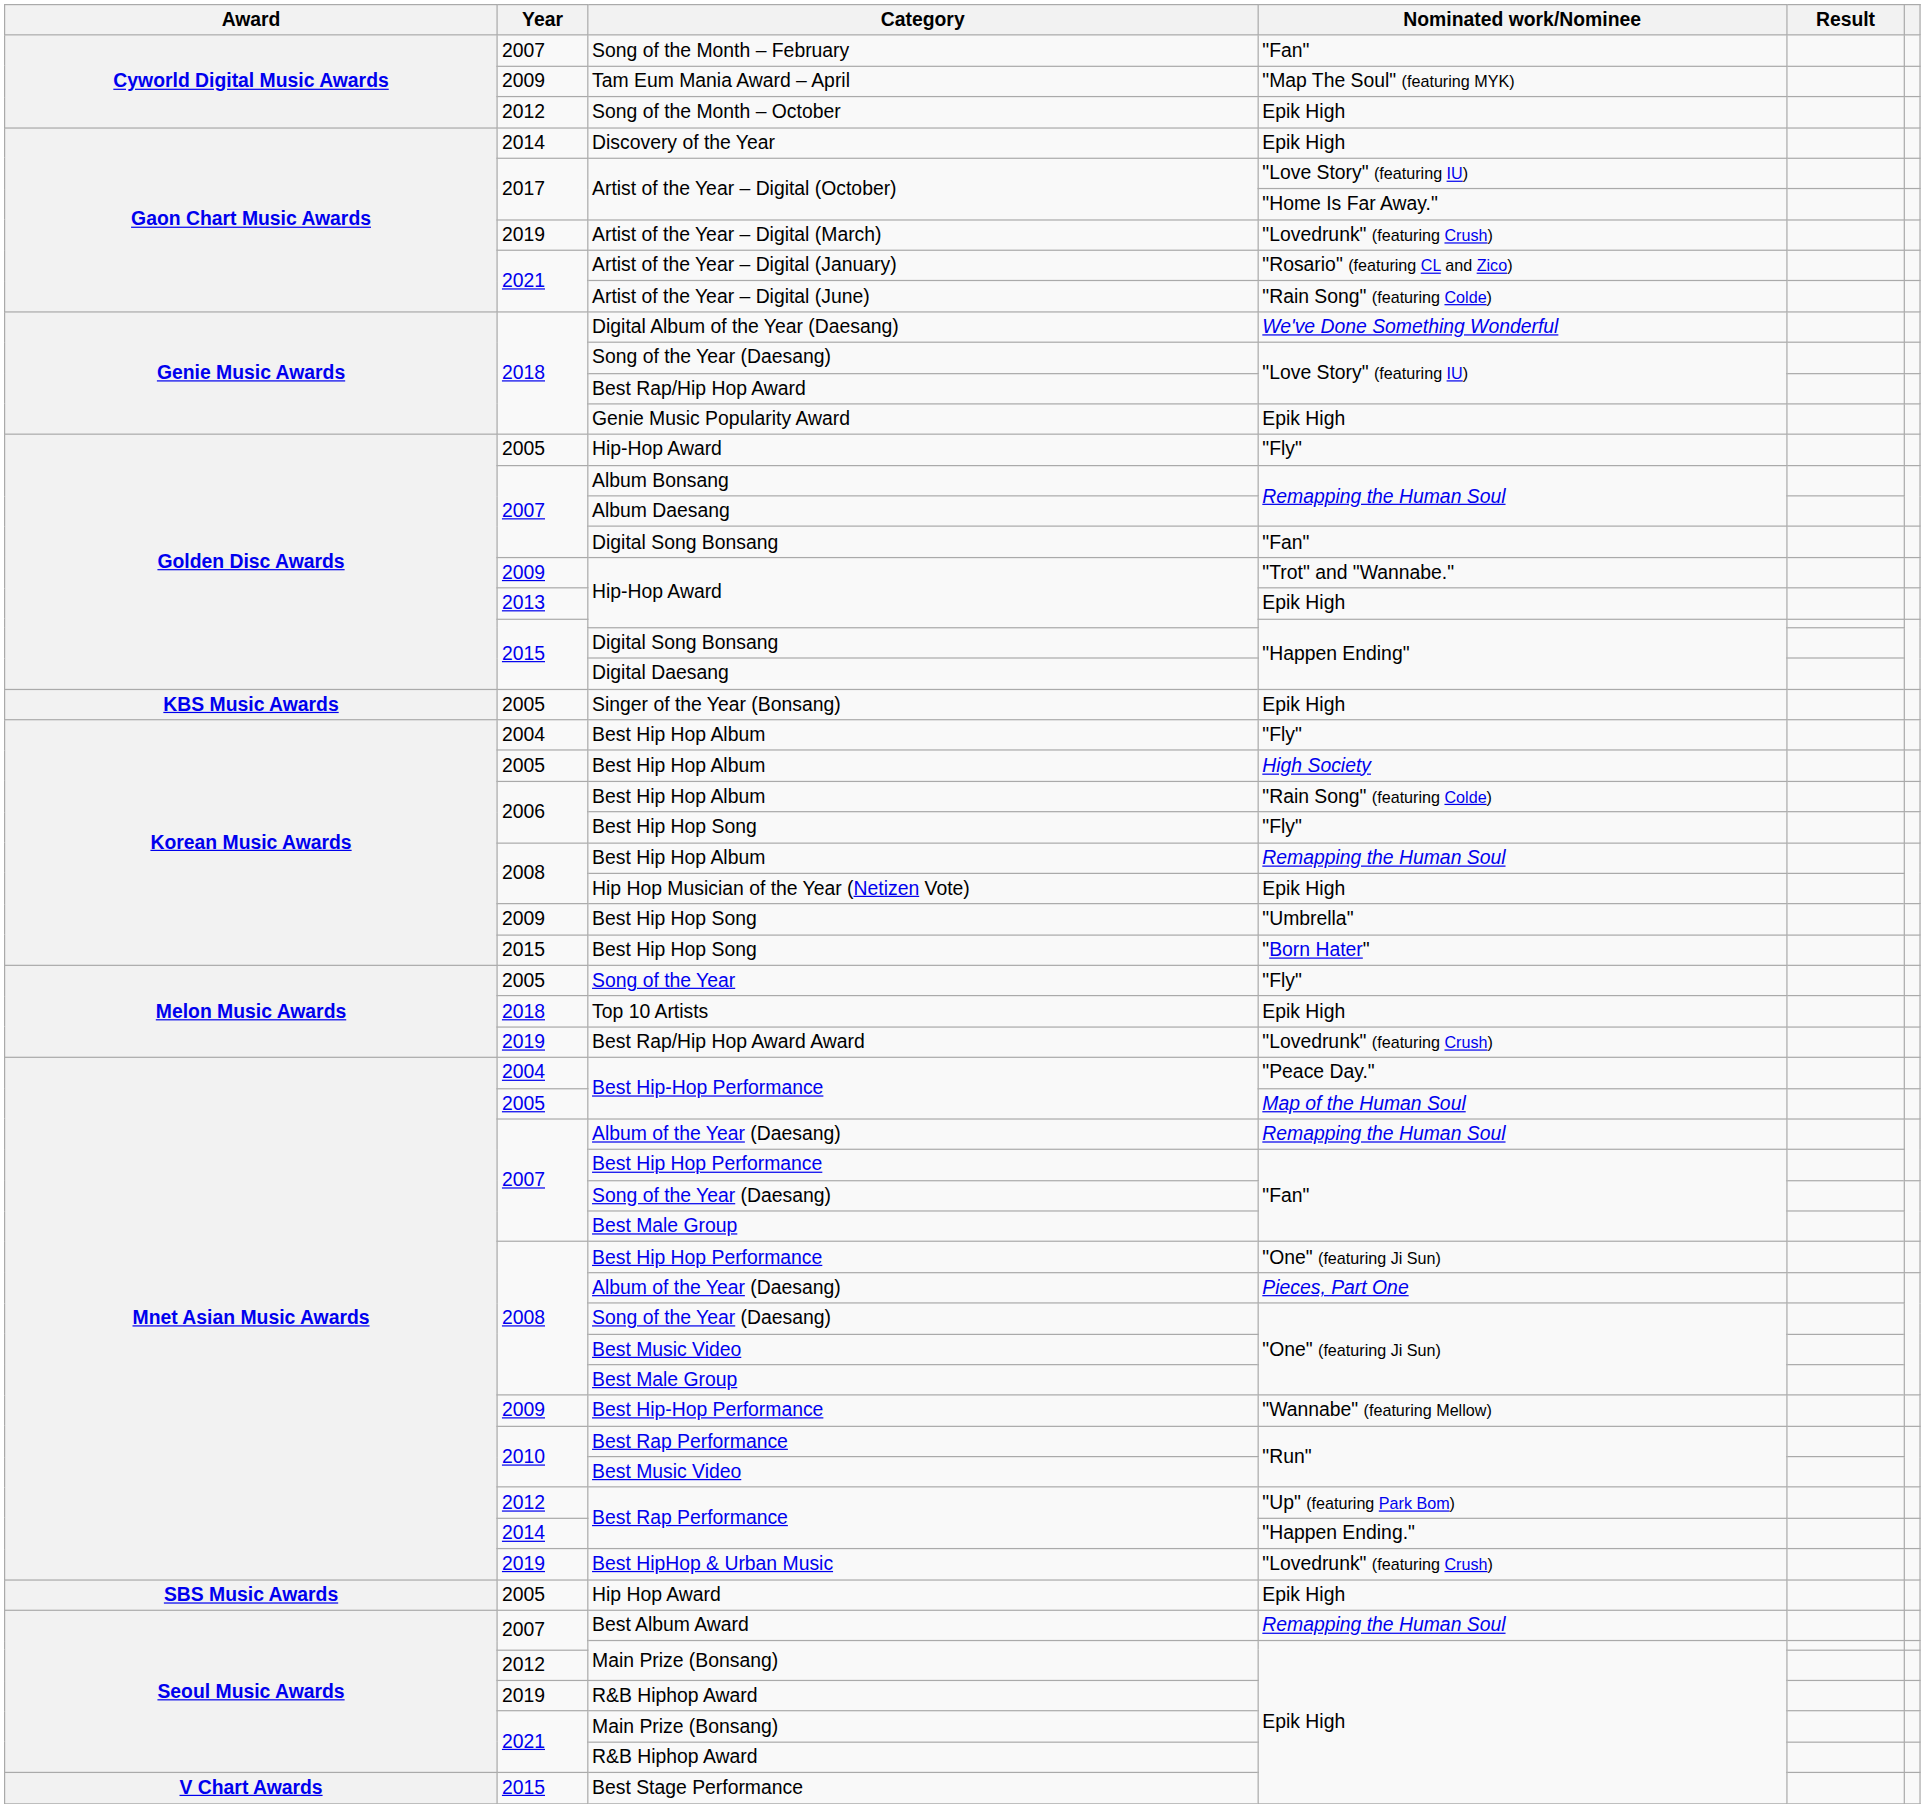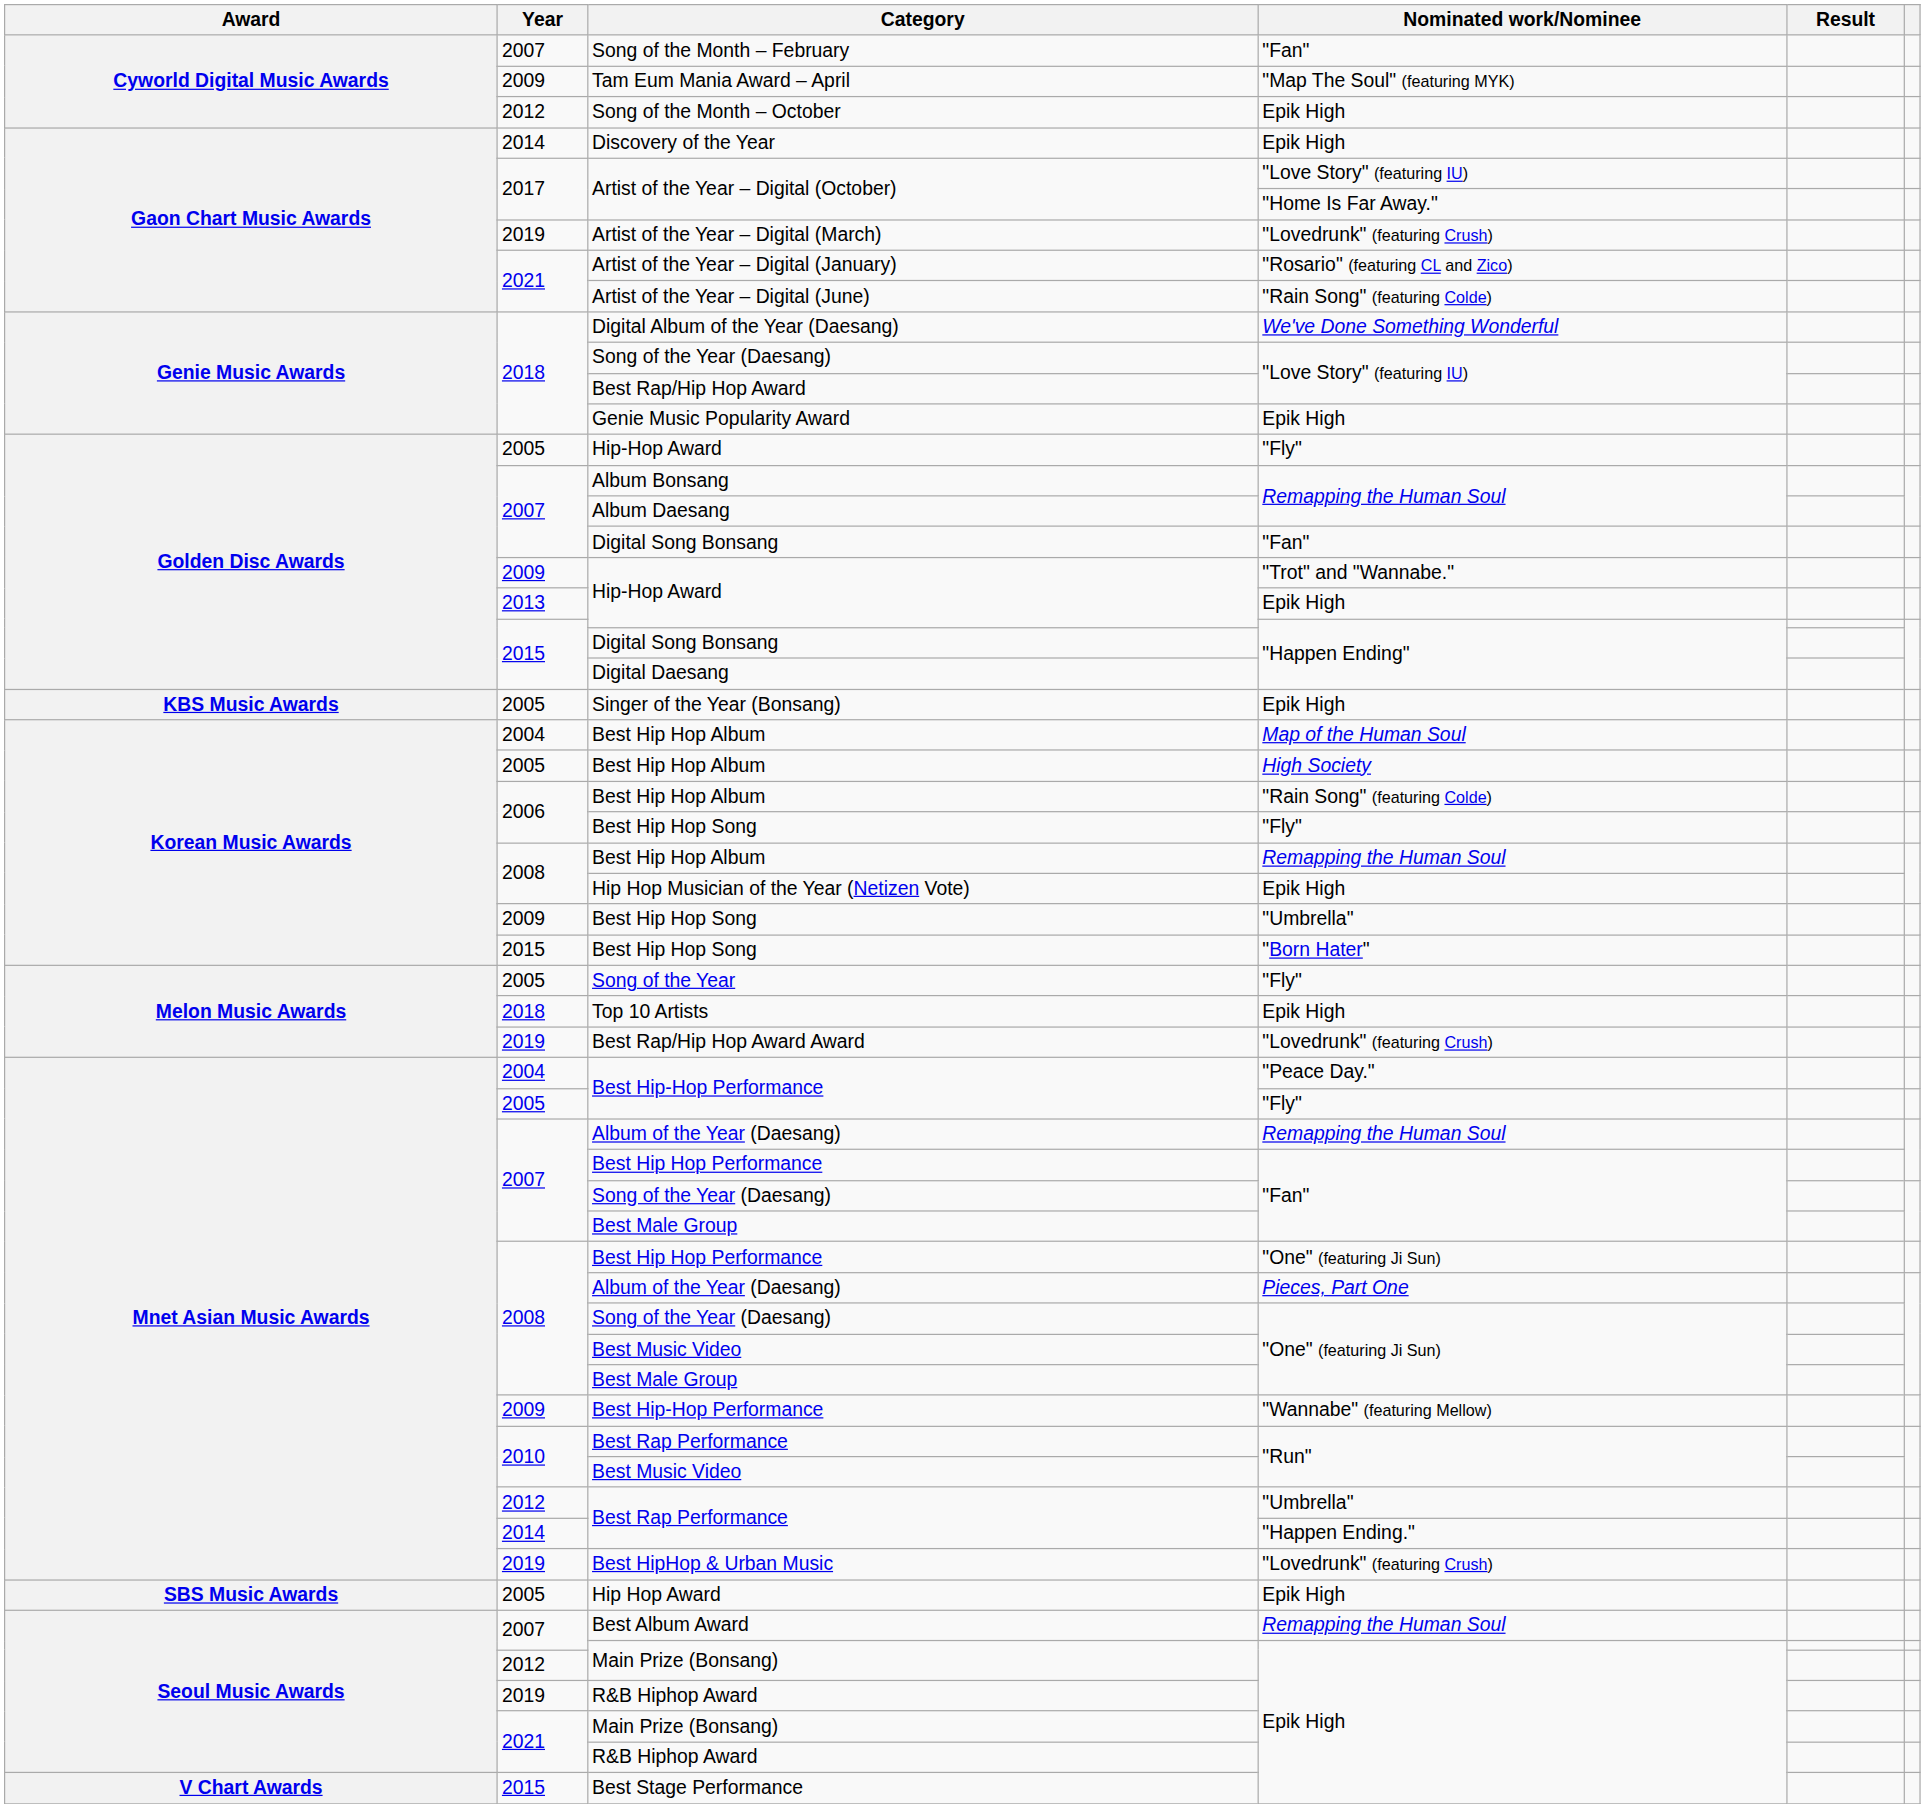(1282, 734) "Fly" -> (1364, 734) Map of the Human Soul
(1364, 1103) Map of the Human Soul -> (1282, 1103) "Fly"
(1359, 1502) "Up" (featuring Park Bom) -> (1308, 1502) "Umbrella"
